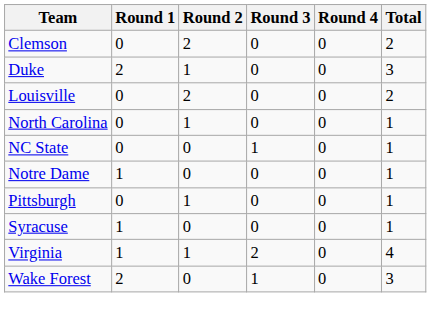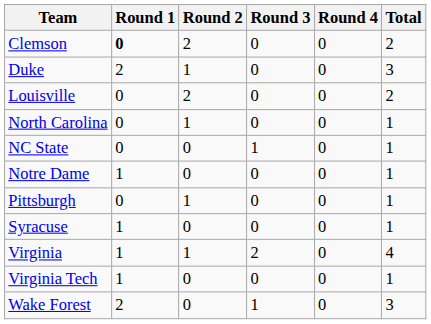(119, 43) normal -> (119, 43) bold
+ row: (53, 278)
